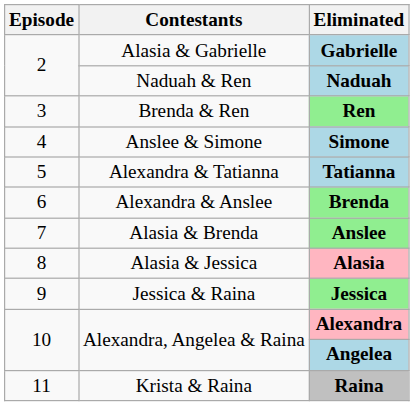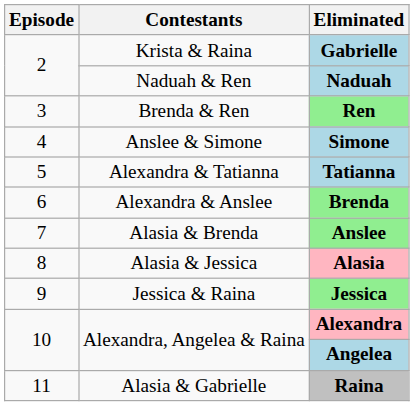(194, 50) Alasia & Gabrielle -> (194, 50) Krista & Raina
(194, 385) Krista & Raina -> (194, 385) Alasia & Gabrielle
